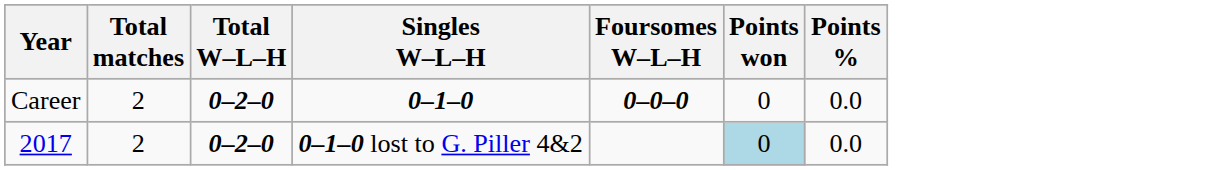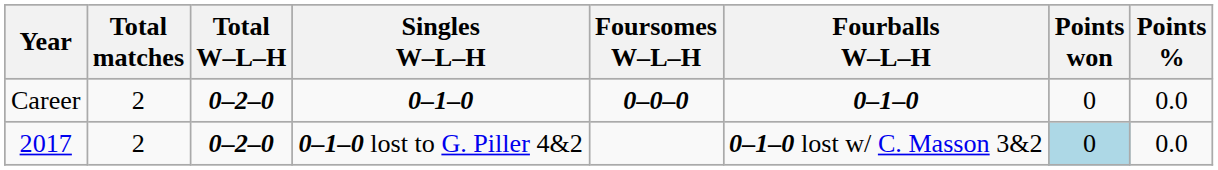+ column: (886, 41)
